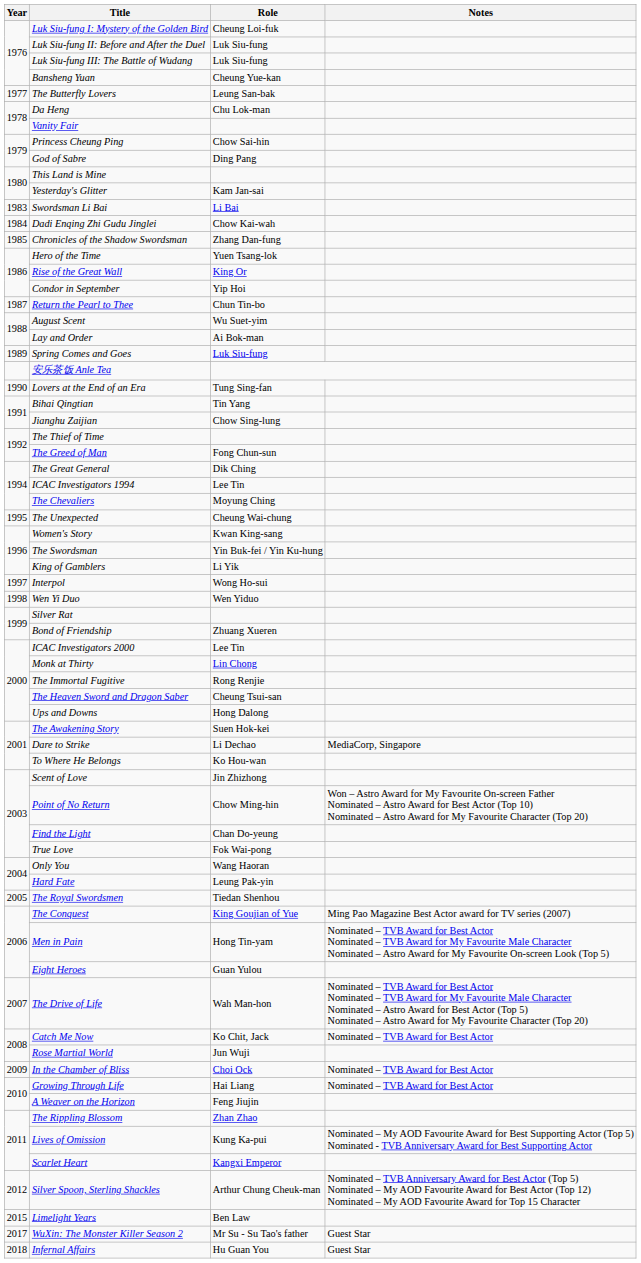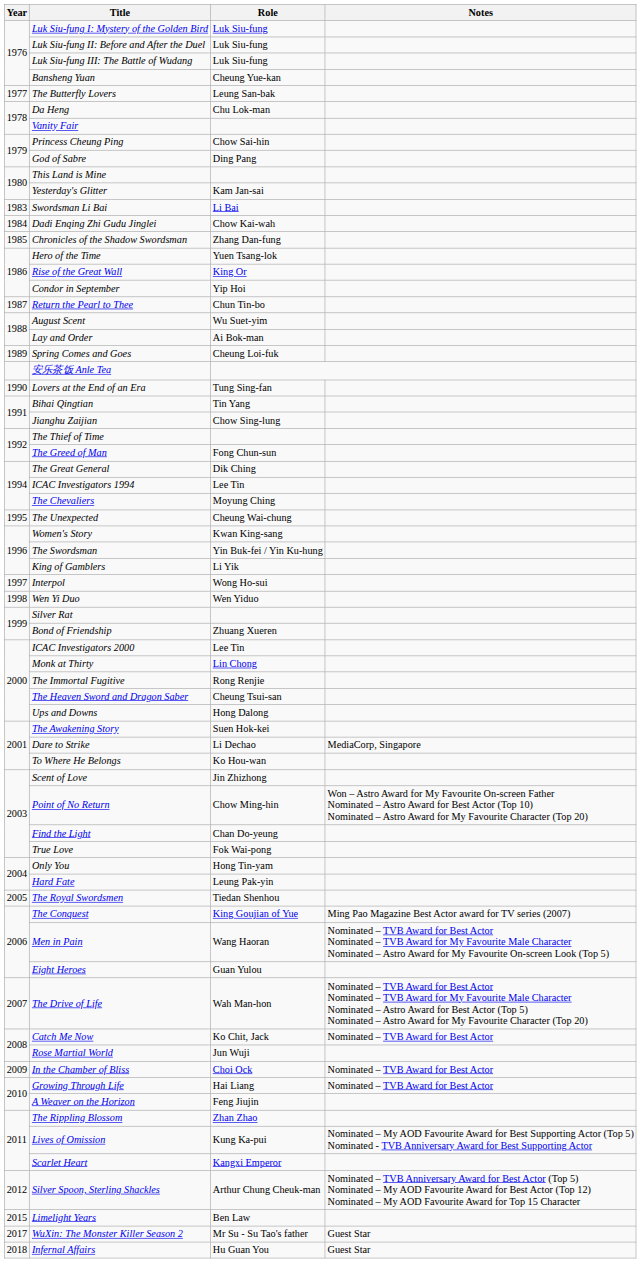(246, 28) Cheung Loi-fuk -> (240, 28) Luk Siu-fung
(240, 353) Luk Siu-fung -> (246, 353) Cheung Loi-fuk
(241, 865) Wang Haoran -> (243, 865) Hong Tin-yam
(243, 942) Hong Tin-yam -> (241, 942) Wang Haoran
